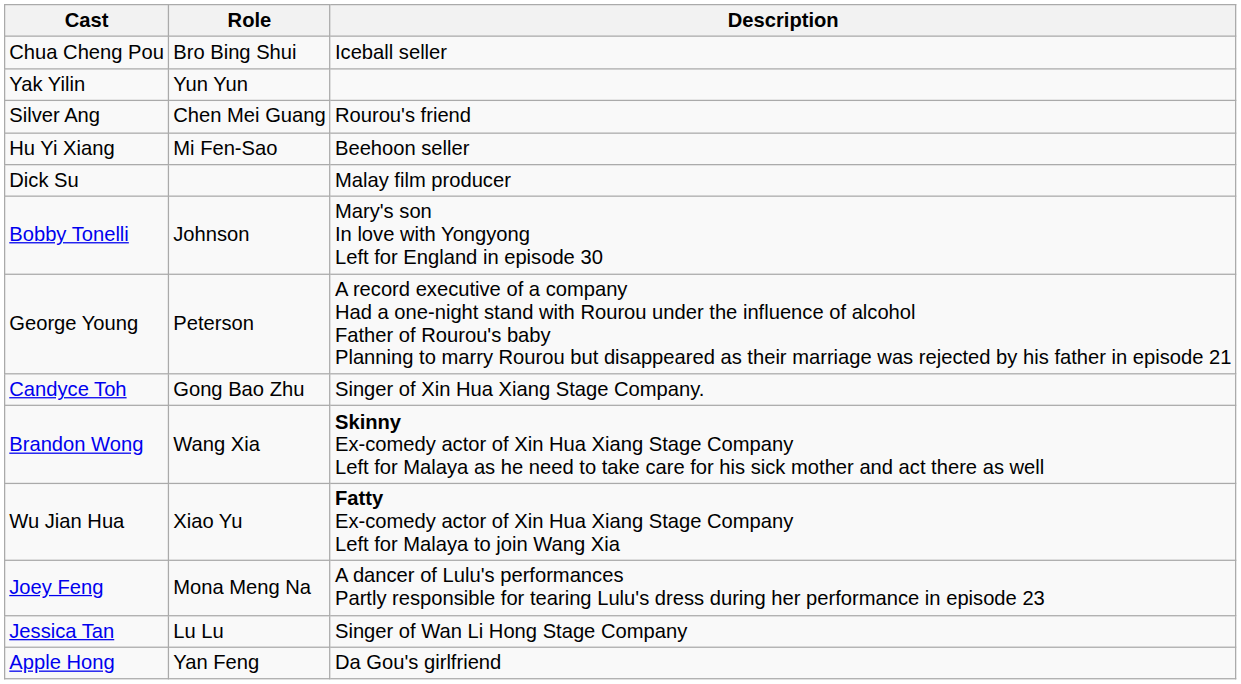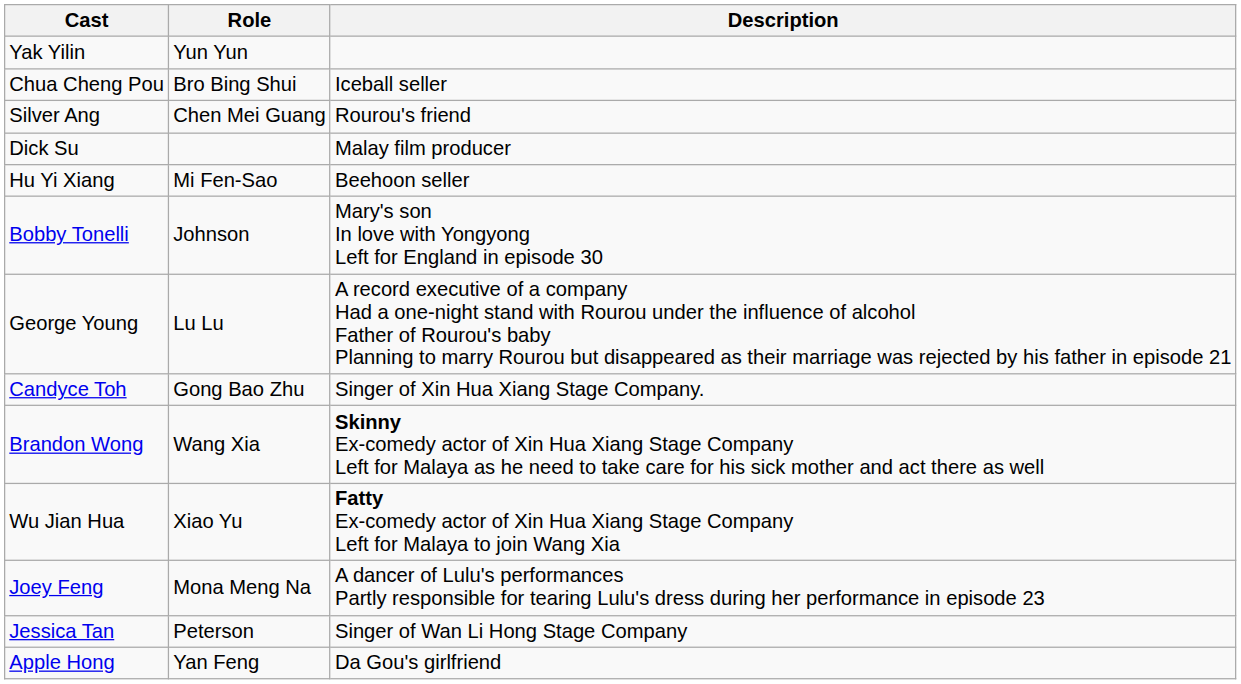rows swapped: (87, 52) <-> (47, 84)
rows swapped: (62, 148) <-> (44, 180)
(214, 323) Peterson -> (198, 323) Lu Lu
(198, 630) Lu Lu -> (214, 630) Peterson
